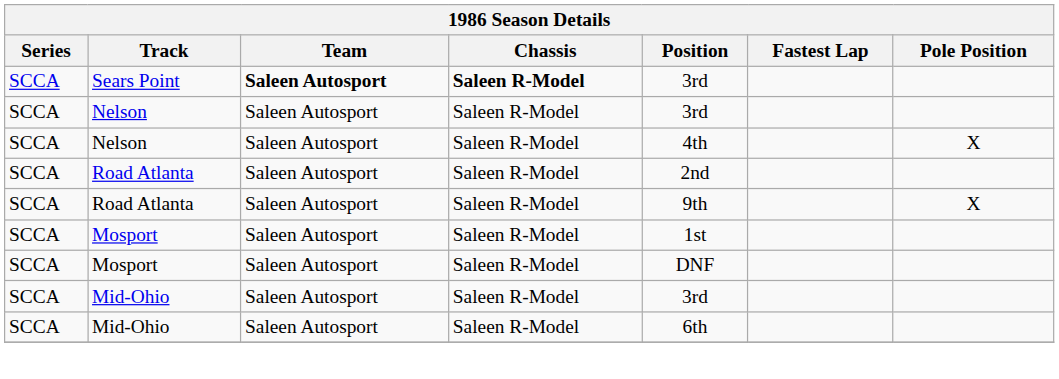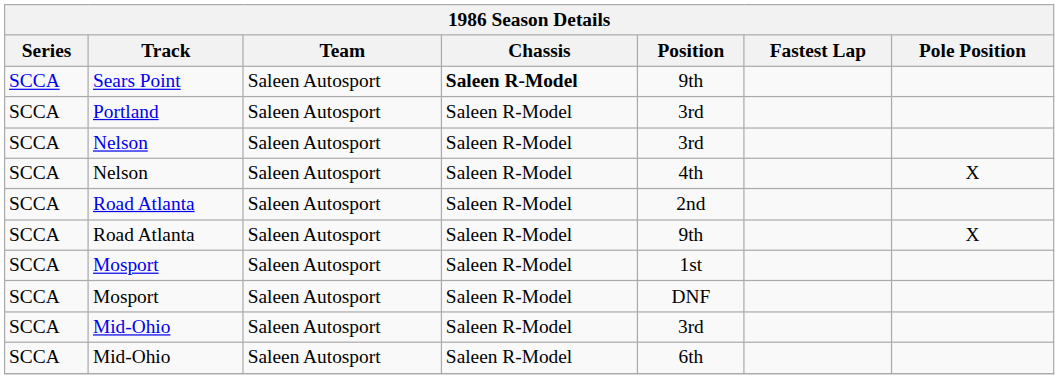(316, 81) bold -> (314, 81) normal
(695, 81) 3rd -> (691, 81) 9th
+ row: (34, 111)
